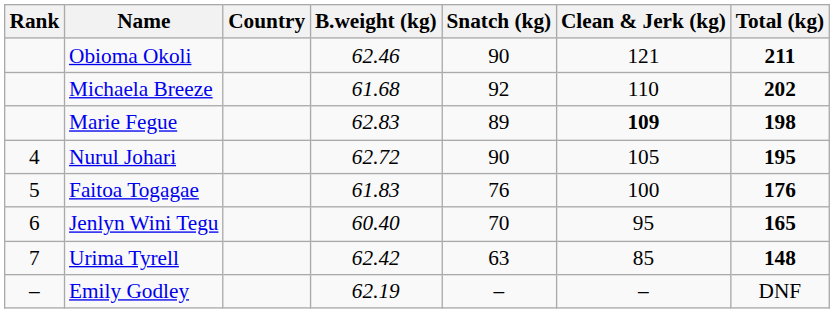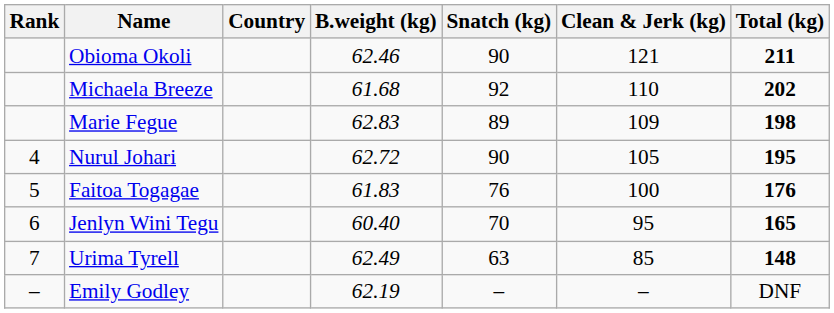(643, 122) bold -> (643, 122) normal
(376, 257) 62.42 -> (376, 257) 62.49
